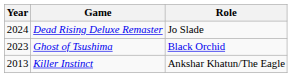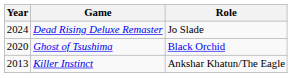(18, 47) 2023 -> (18, 47) 2020
